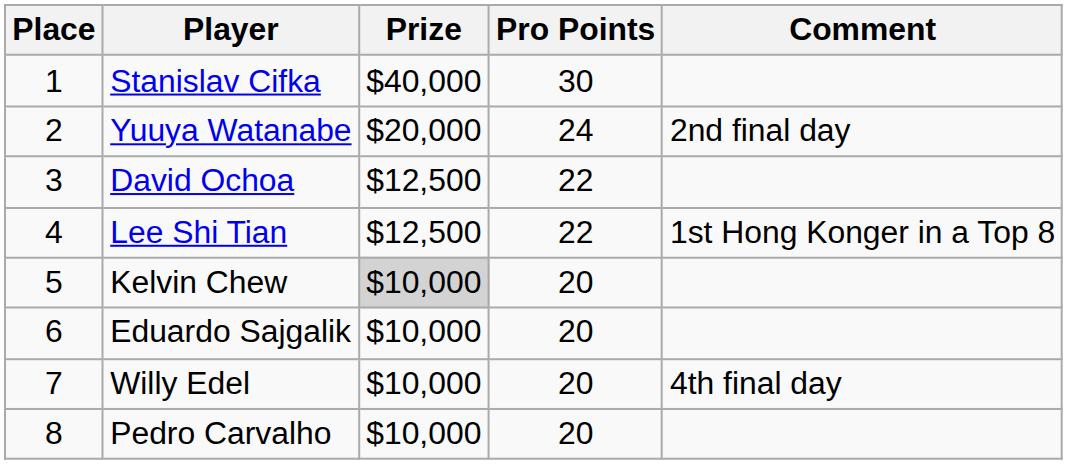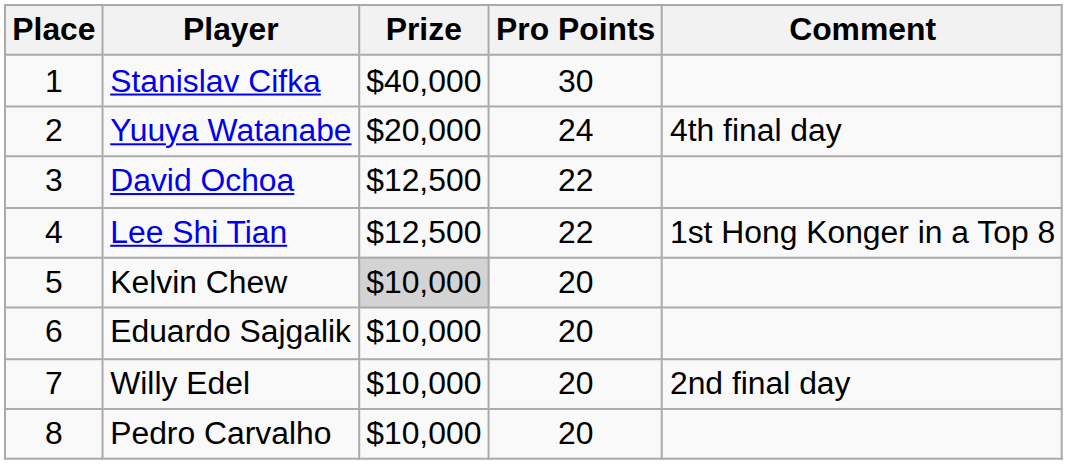(760, 130) 2nd final day -> (756, 130) 4th final day
(756, 383) 4th final day -> (760, 383) 2nd final day
